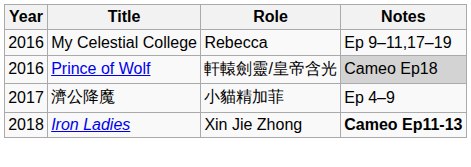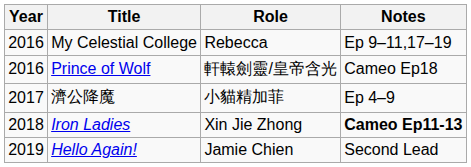(391, 69) lightgrey background -> (391, 69) no background
+ row: (94, 150)
